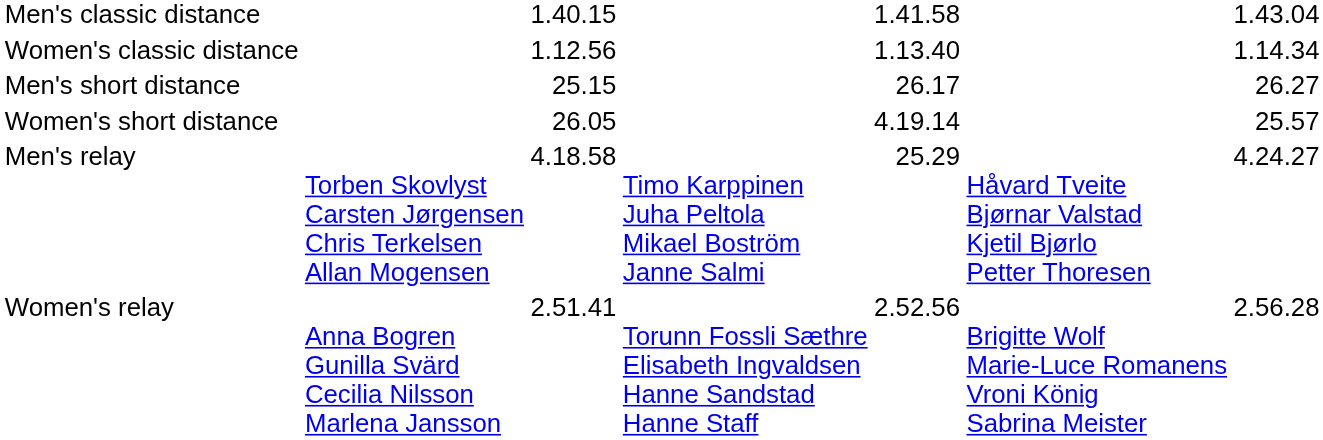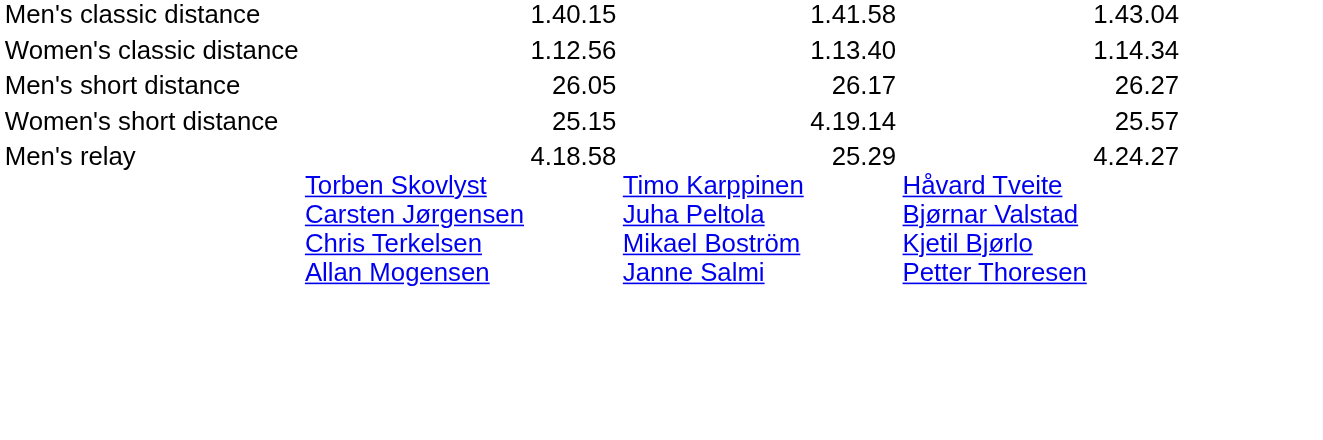(584, 85) 25.15 -> (584, 85) 26.05
(584, 121) 26.05 -> (584, 121) 25.15
- row: (89, 308)
